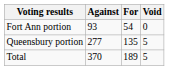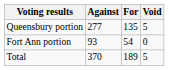rows swapped: (45, 42) <-> (39, 27)
